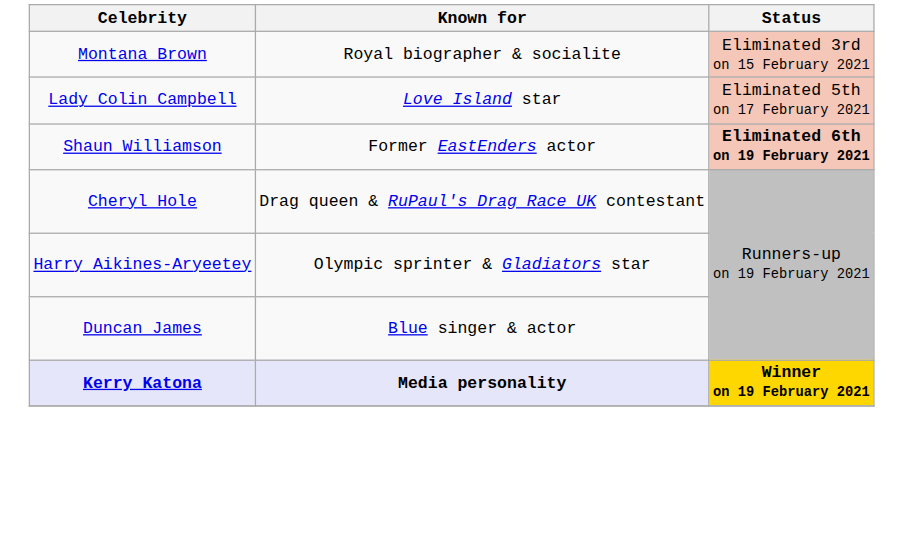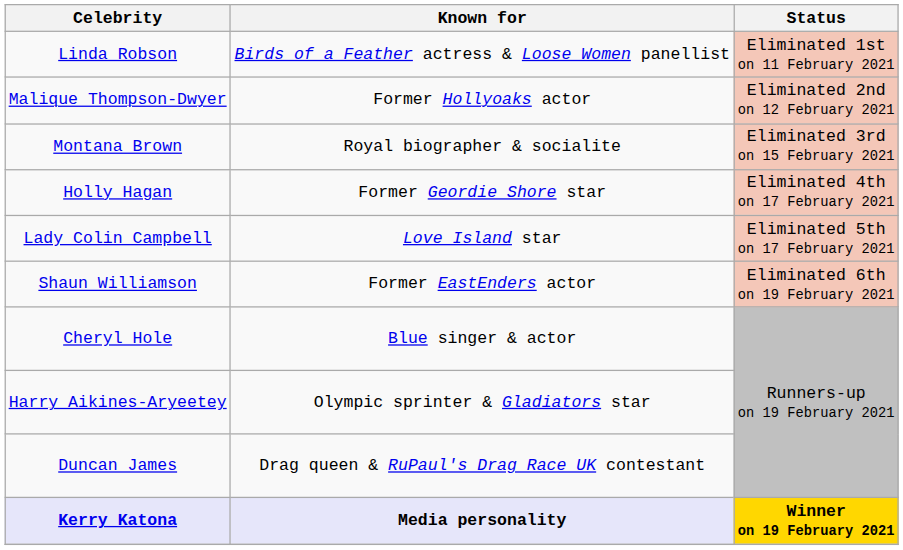+ row: (118, 55)
+ row: (118, 100)
+ row: (118, 192)
(791, 146) bold -> (816, 284) normal
(482, 201) Drag queen & RuPaul's Drag Race UK contestant -> (482, 339) Blue singer & actor
(482, 328) Blue singer & actor -> (482, 466) Drag queen & RuPaul's Drag Race UK contestant
